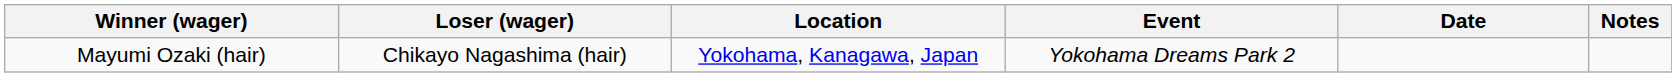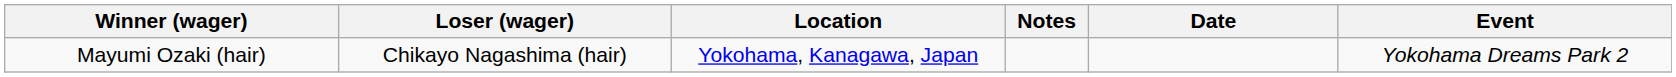columns swapped: (1172, 21) <-> (1630, 21)
